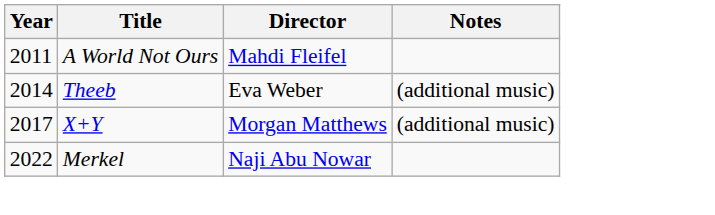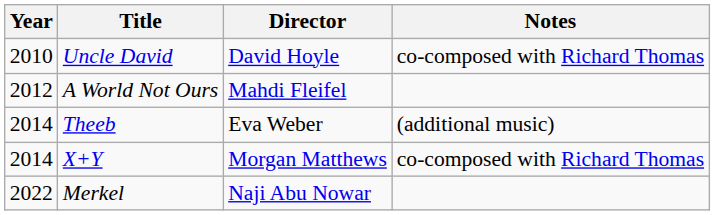+ row: (118, 55)
(31, 55) 2011 -> (31, 90) 2012
(31, 124) 2017 -> (31, 158) 2014
(476, 124) (additional music) -> (550, 158) co-composed with Richard Thomas
